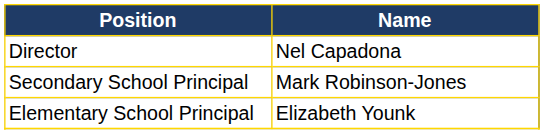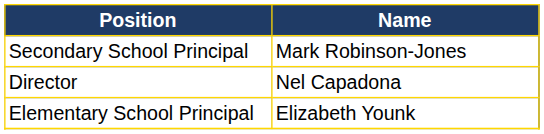rows swapped: (43, 51) <-> (129, 82)
